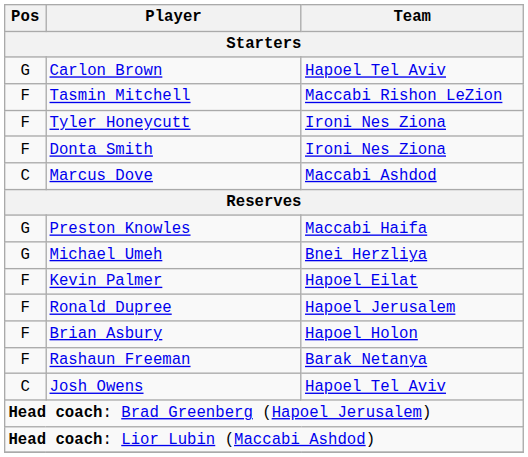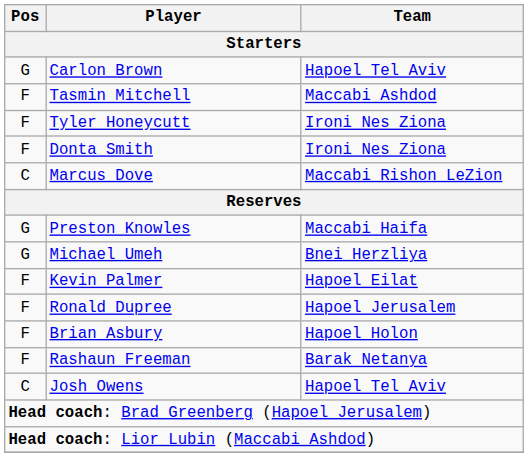(404, 97) Maccabi Rishon LeZion -> (371, 97) Maccabi Ashdod
(371, 176) Maccabi Ashdod -> (404, 176) Maccabi Rishon LeZion
